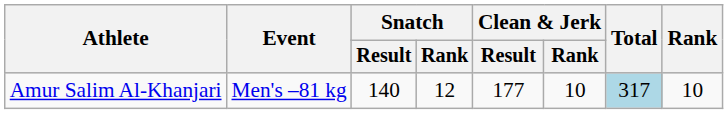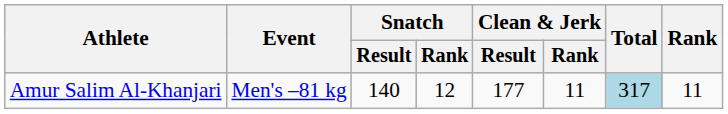(575, 90) 10 -> (575, 90) 11
(692, 90) 10 -> (692, 90) 11
